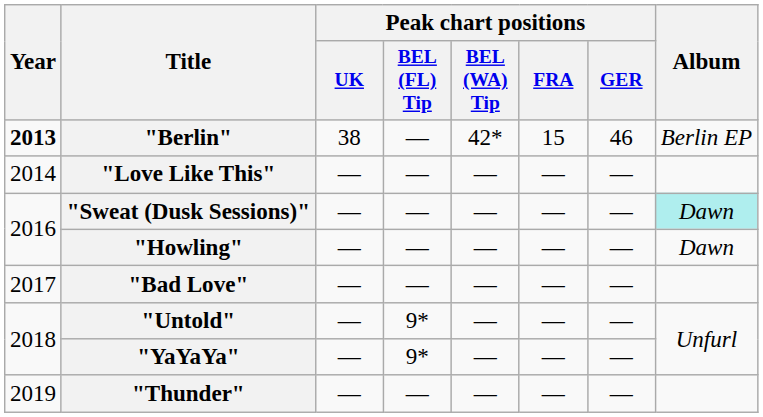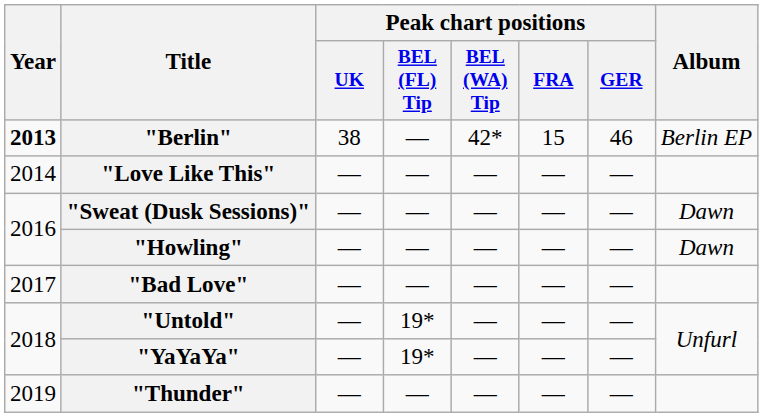(706, 210) paleturquoise background -> (706, 210) no background
(417, 320) 9* -> (417, 320) 19*
(417, 356) 9* -> (417, 356) 19*
